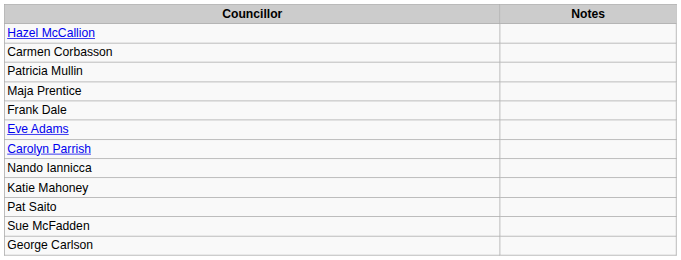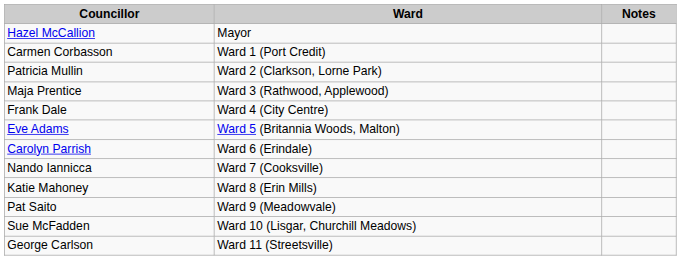+ column: (408, 14)
